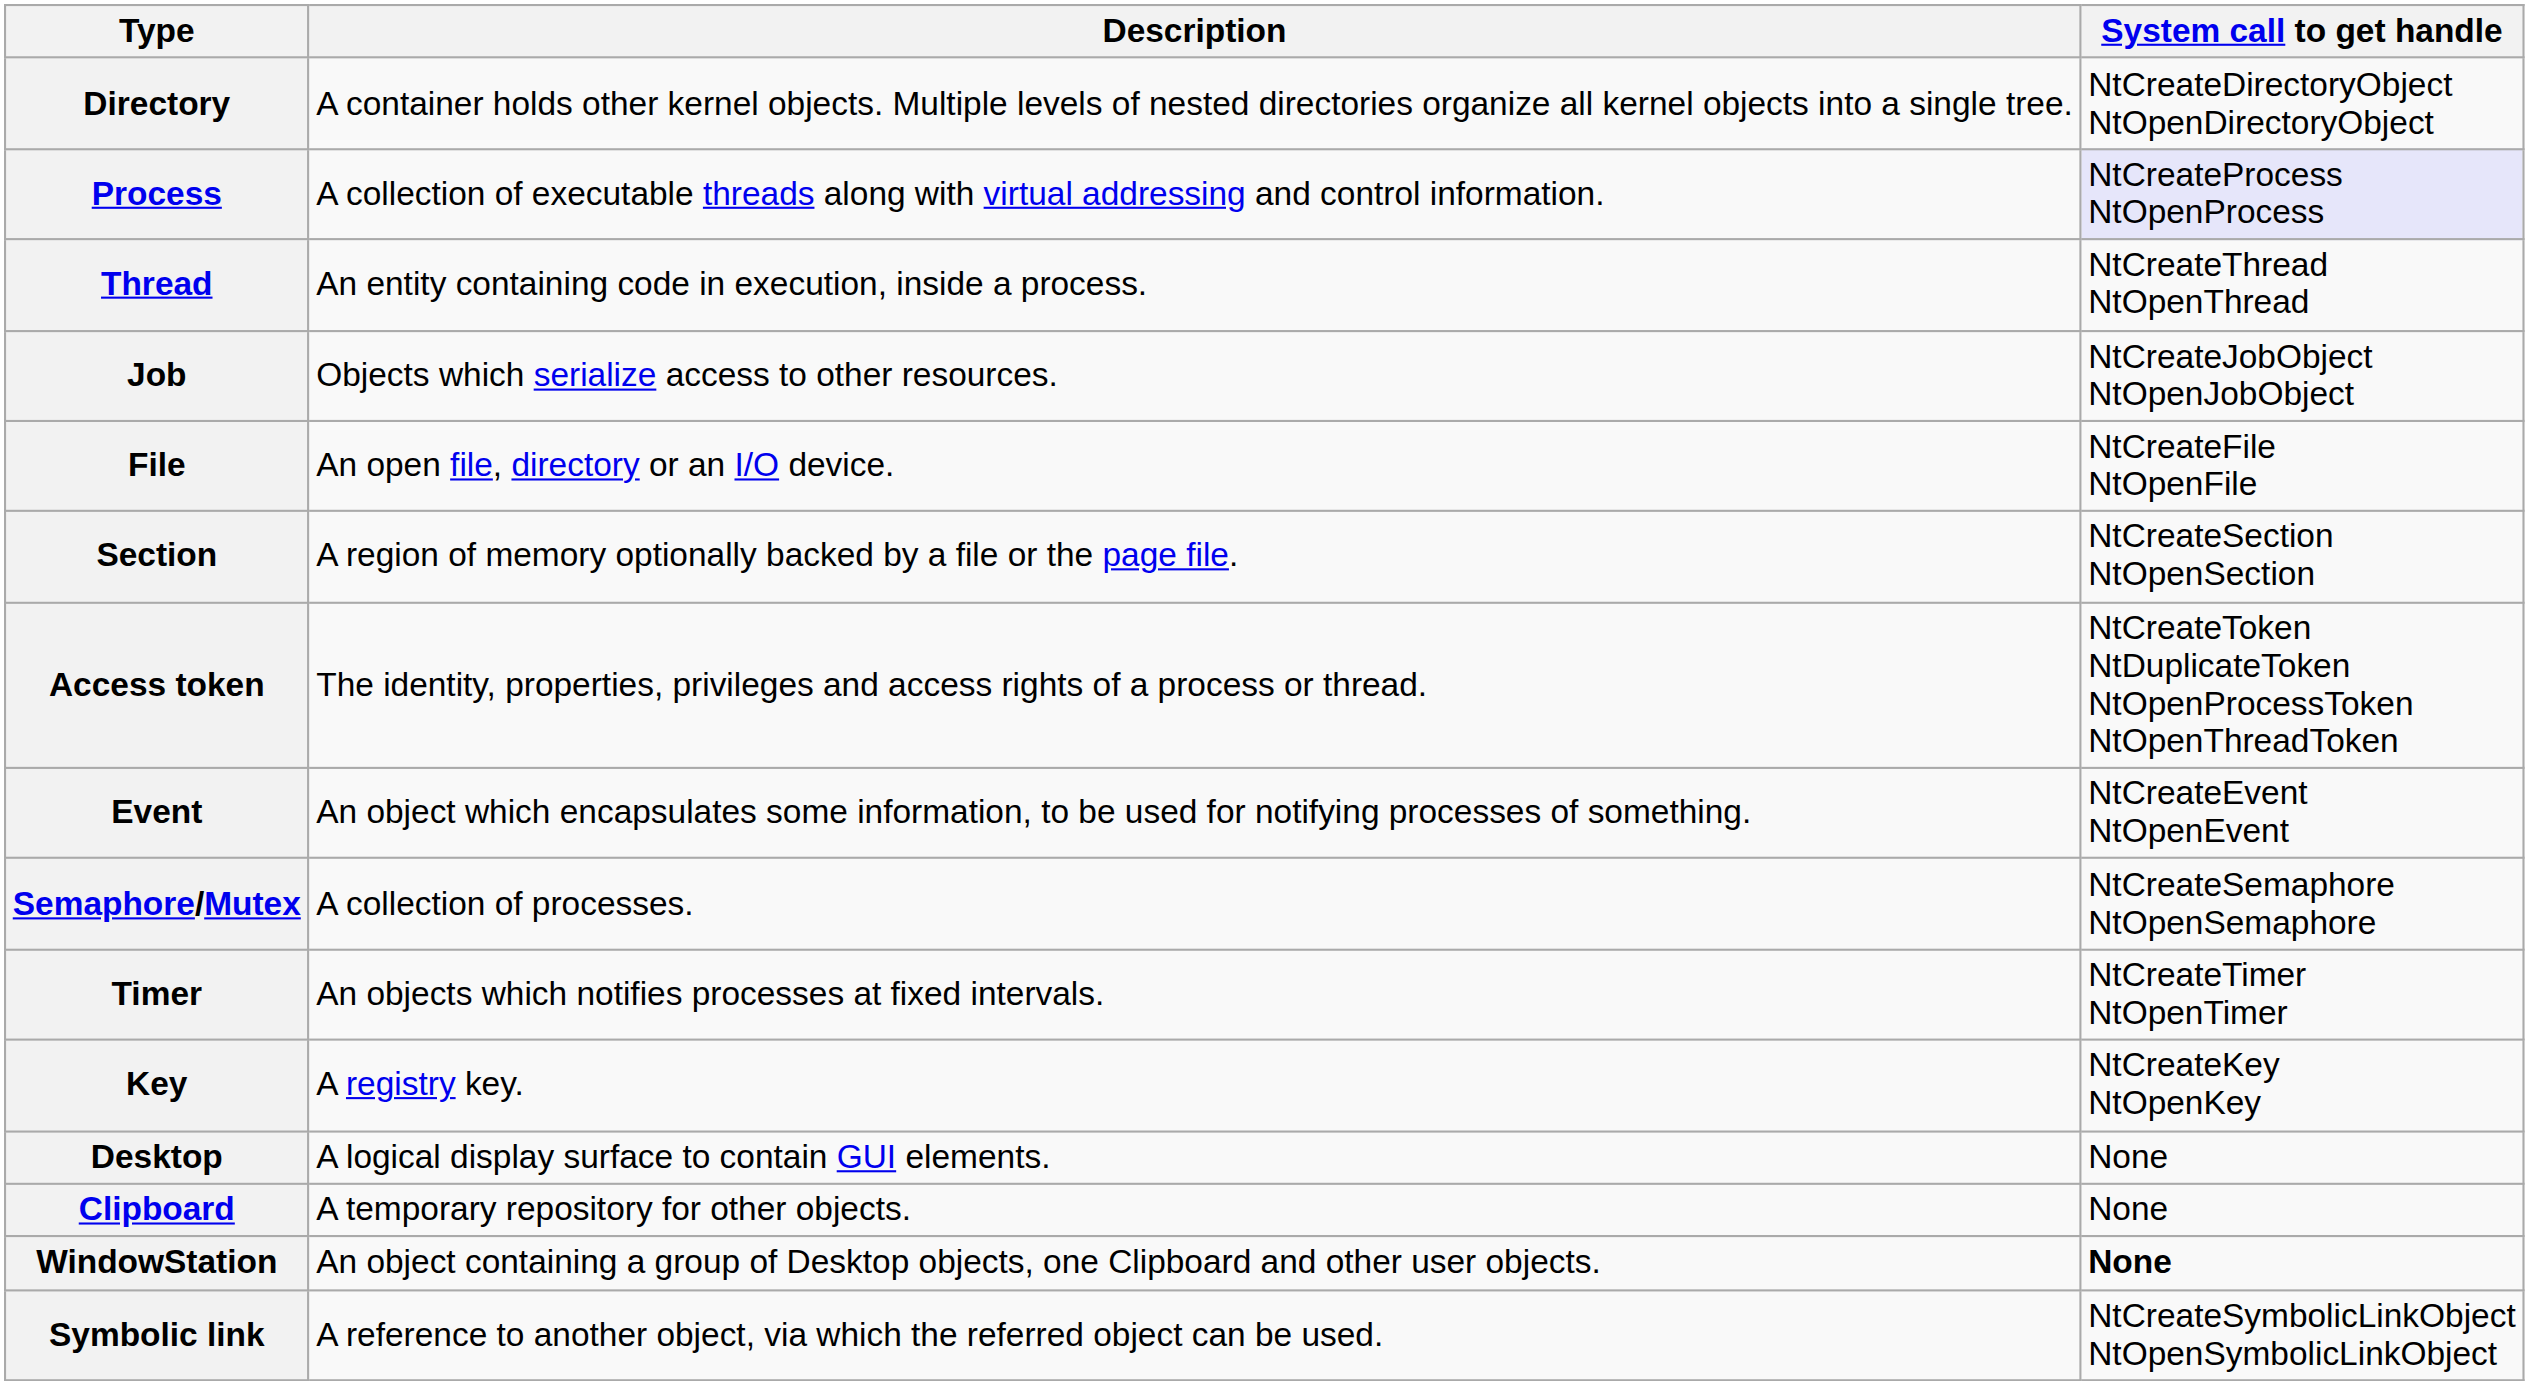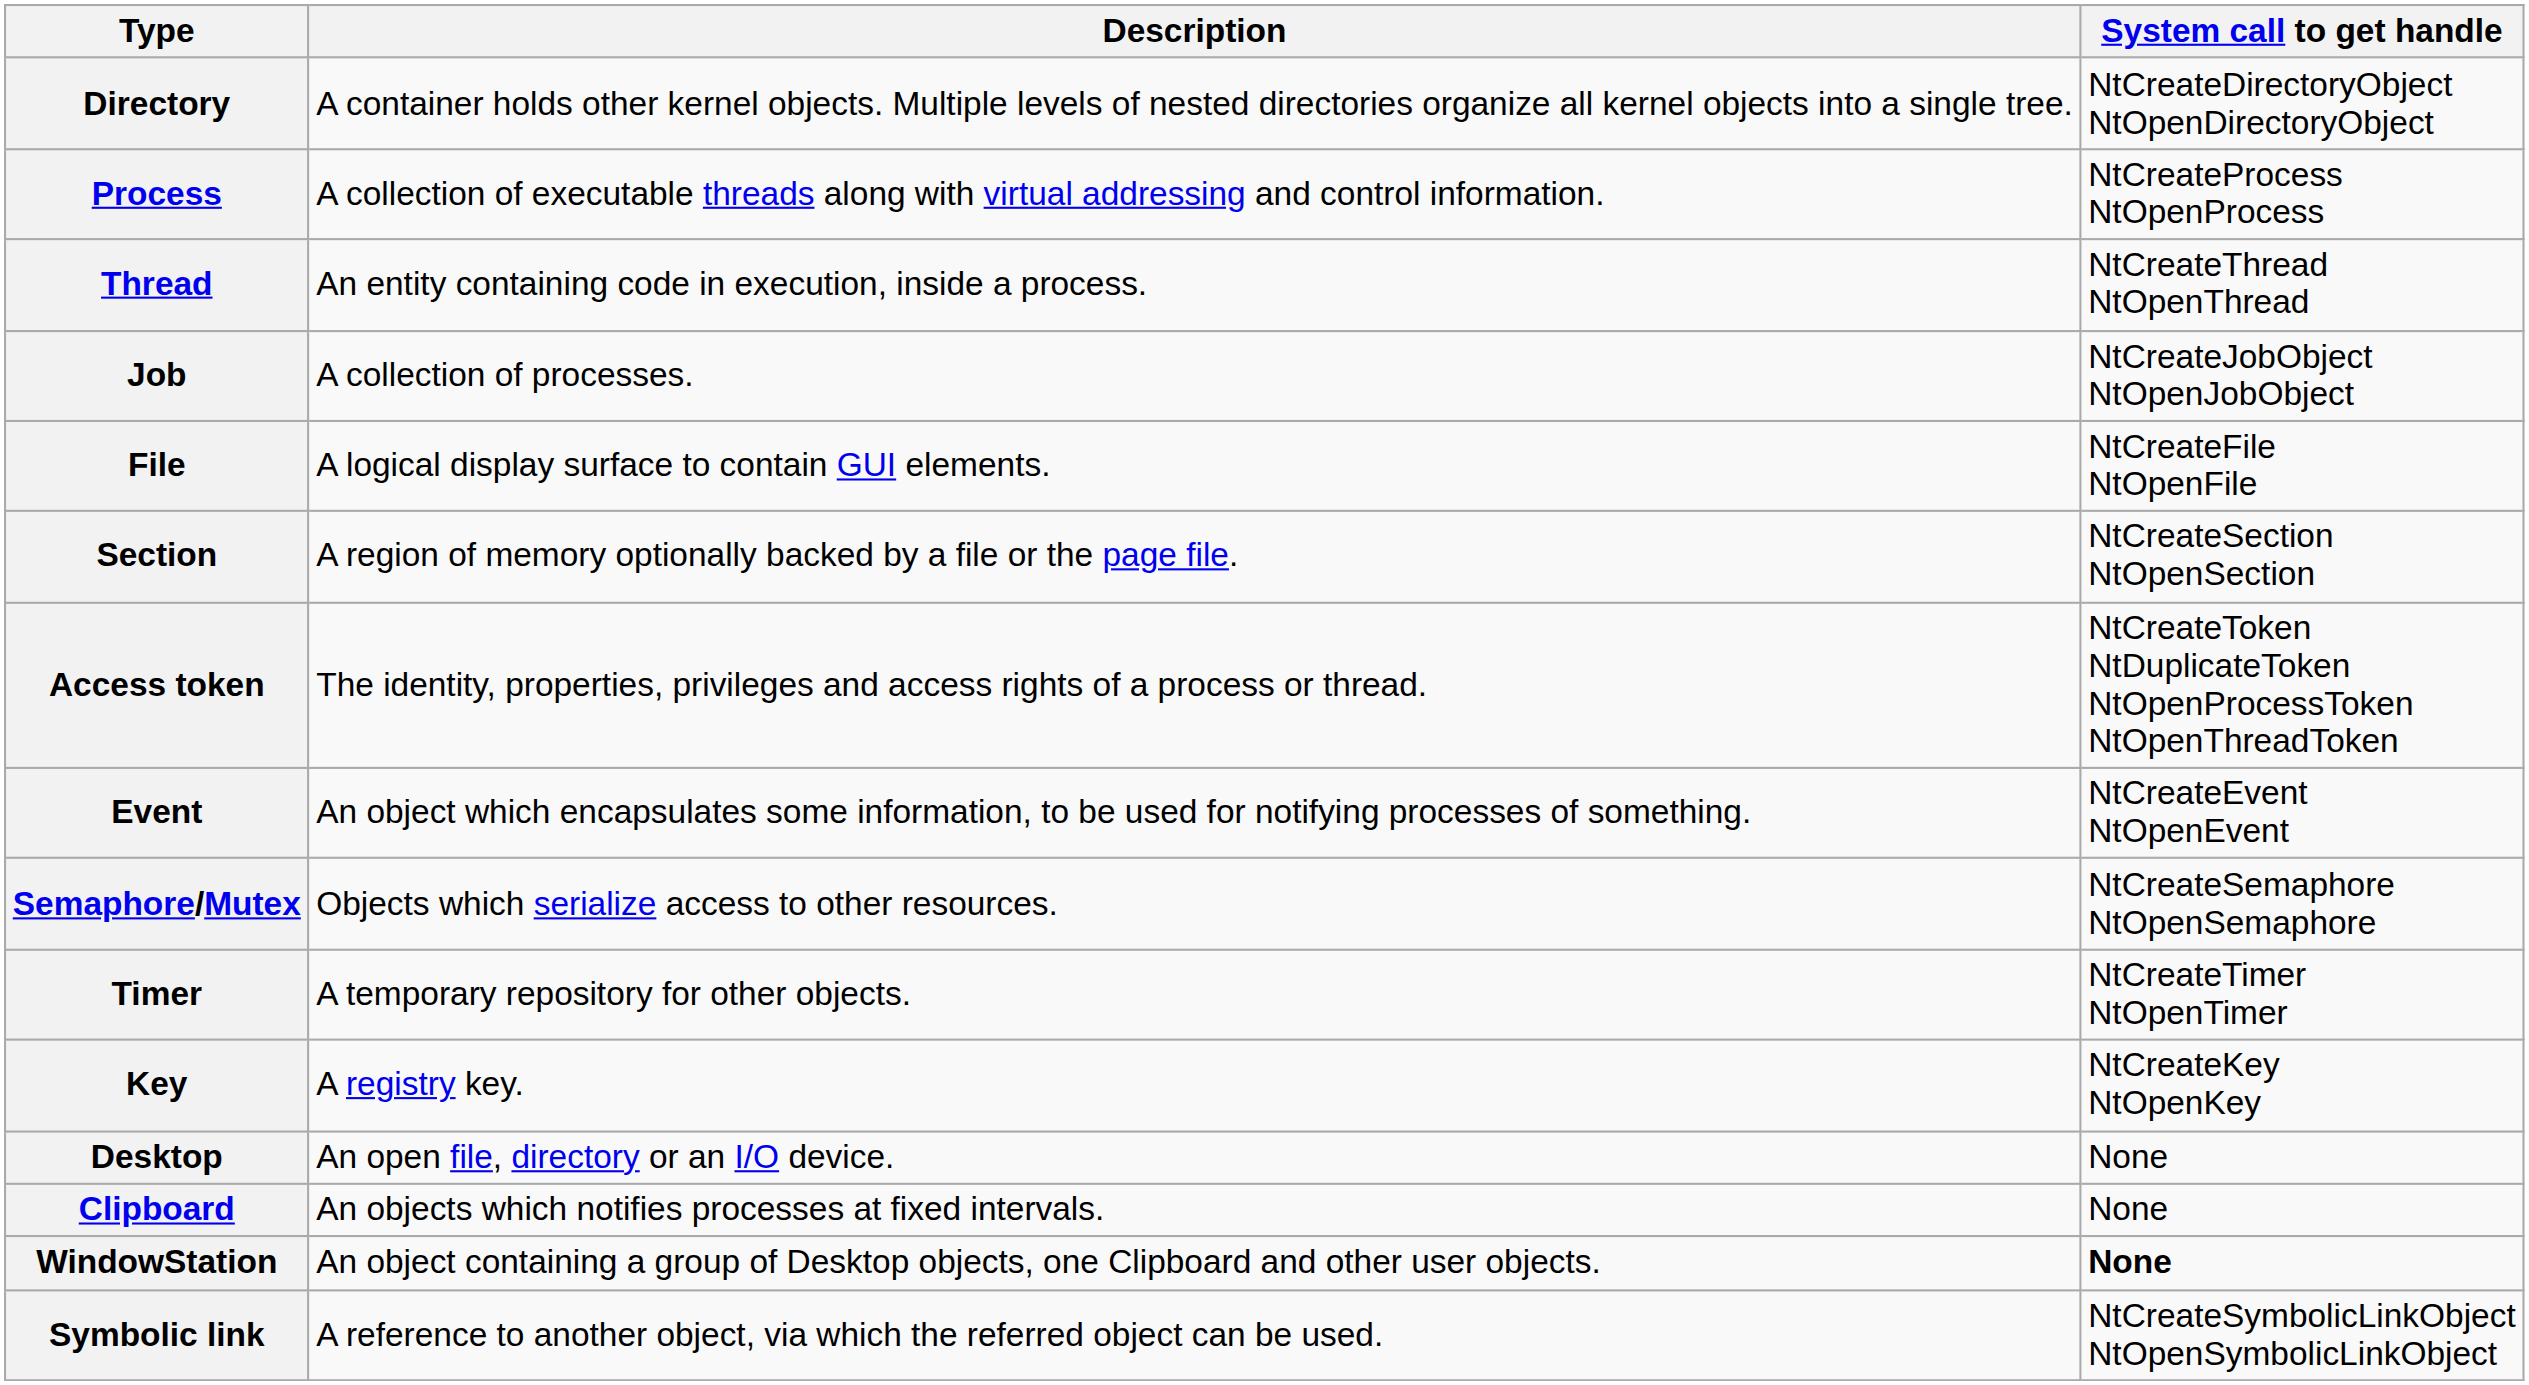(2216, 193) lavender background -> (2216, 193) no background
(687, 374) Objects which serialize access to other resources. -> (505, 374) A collection of processes.
(605, 465) An open file, directory or an I/O device. -> (683, 465) A logical display surface to contain GUI elements.
(505, 903) A collection of processes. -> (687, 903) Objects which serialize access to other resources.
(710, 993) An objects which notifies processes at fixed intervals. -> (614, 993) A temporary repository for other objects.
(683, 1156) A logical display surface to contain GUI elements. -> (605, 1156) An open file, directory or an I/O device.
(614, 1209) A temporary repository for other objects. -> (710, 1209) An objects which notifies processes at fixed intervals.
